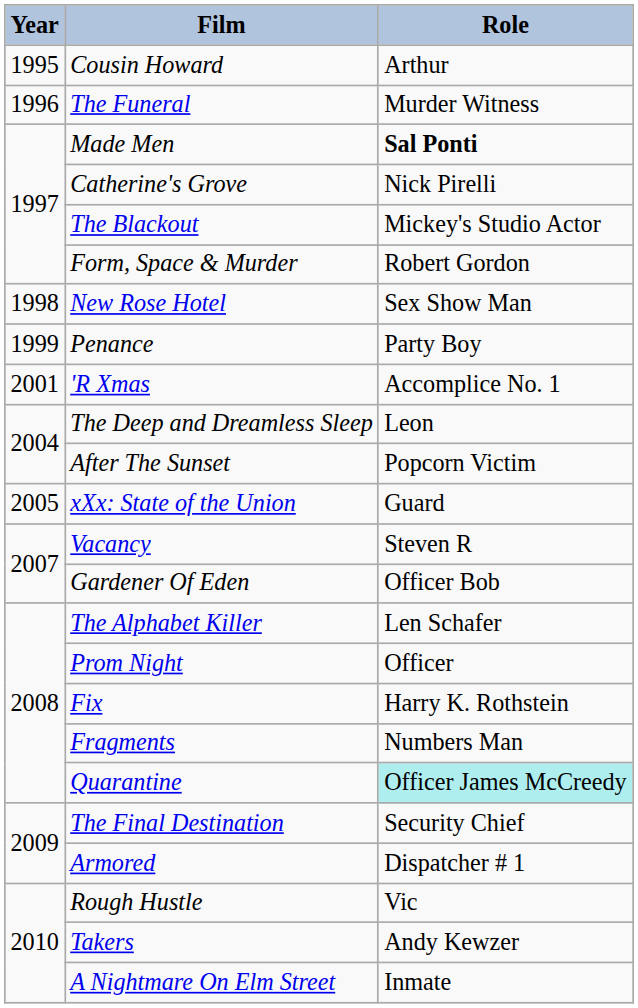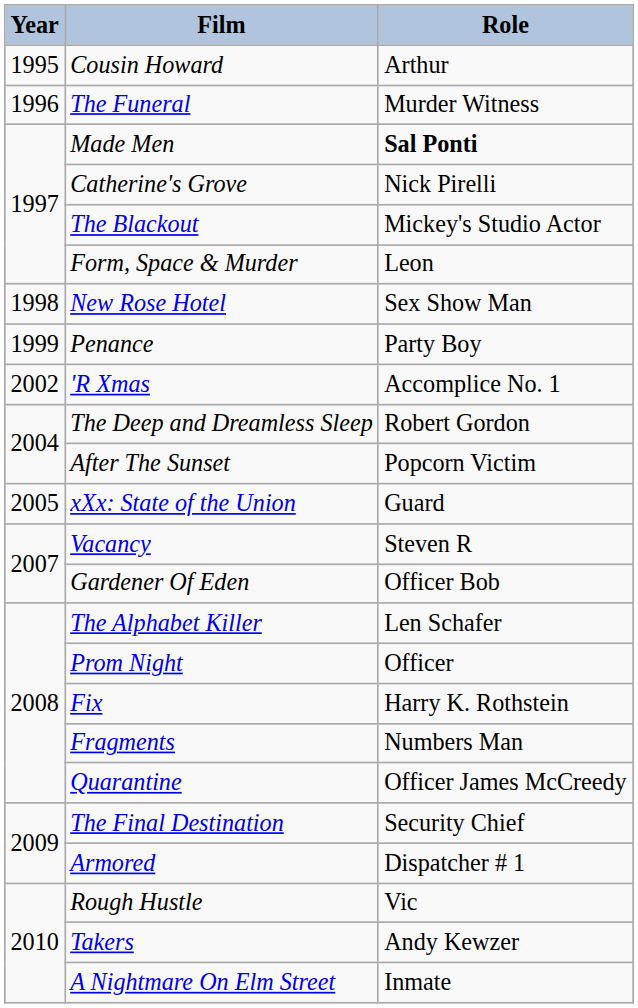(457, 264) Robert Gordon -> (409, 264) Leon
(35, 383) 2001 -> (35, 383) 2002
(409, 423) Leon -> (457, 423) Robert Gordon
(505, 782) paleturquoise background -> (505, 782) no background
